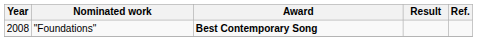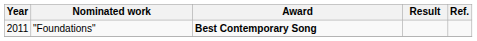(18, 28) 2008 -> (17, 28) 2011
